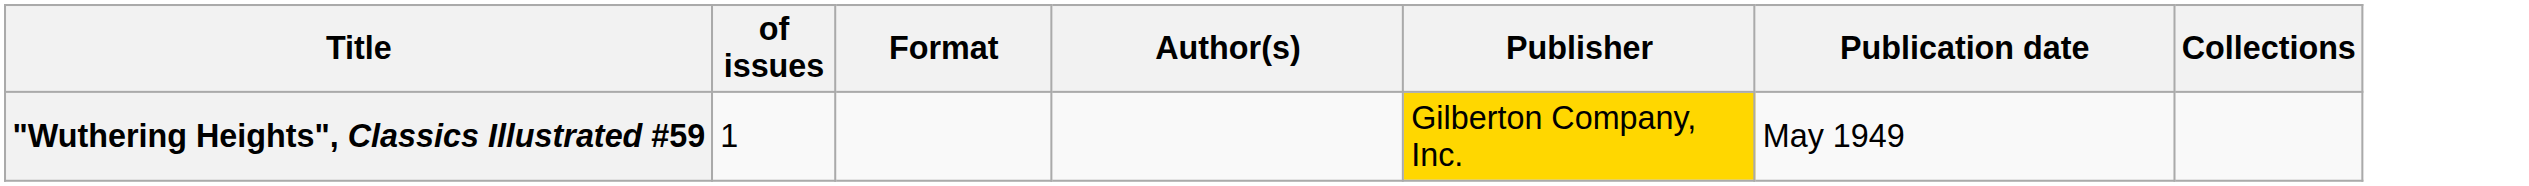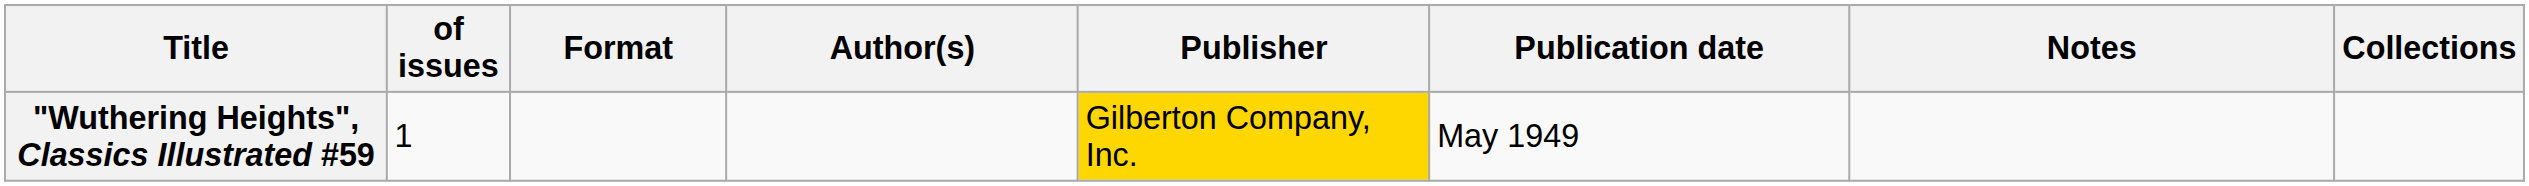+ column: (2092, 48)
